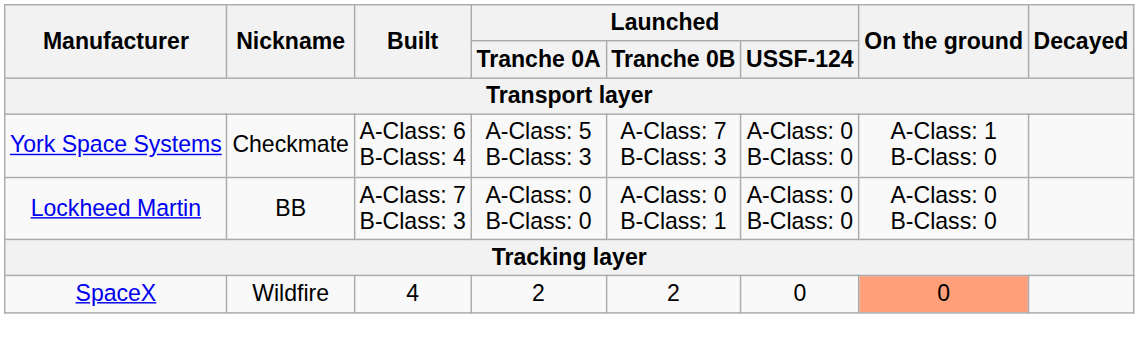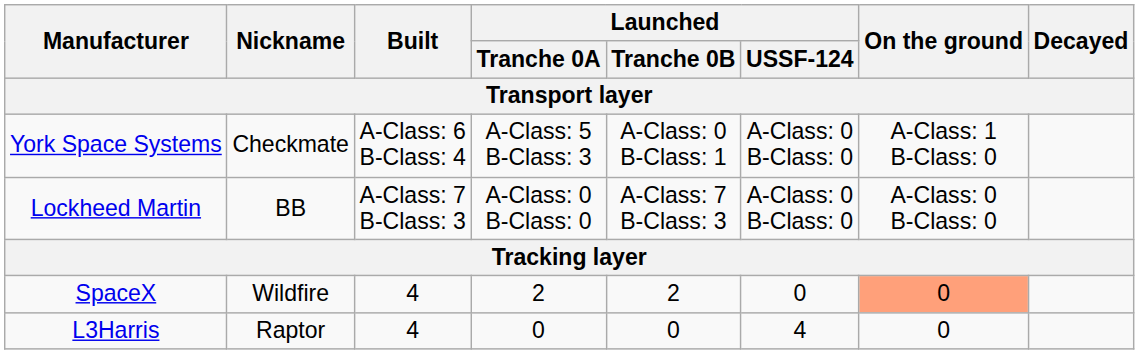(673, 145) A-Class: 7 B-Class: 3 -> (673, 145) A-Class: 0 B-Class: 1
(673, 207) A-Class: 0 B-Class: 1 -> (673, 207) A-Class: 7 B-Class: 3
+ row: (116, 330)
